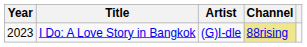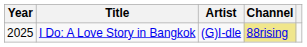(20, 32) 2023 -> (20, 32) 2025
